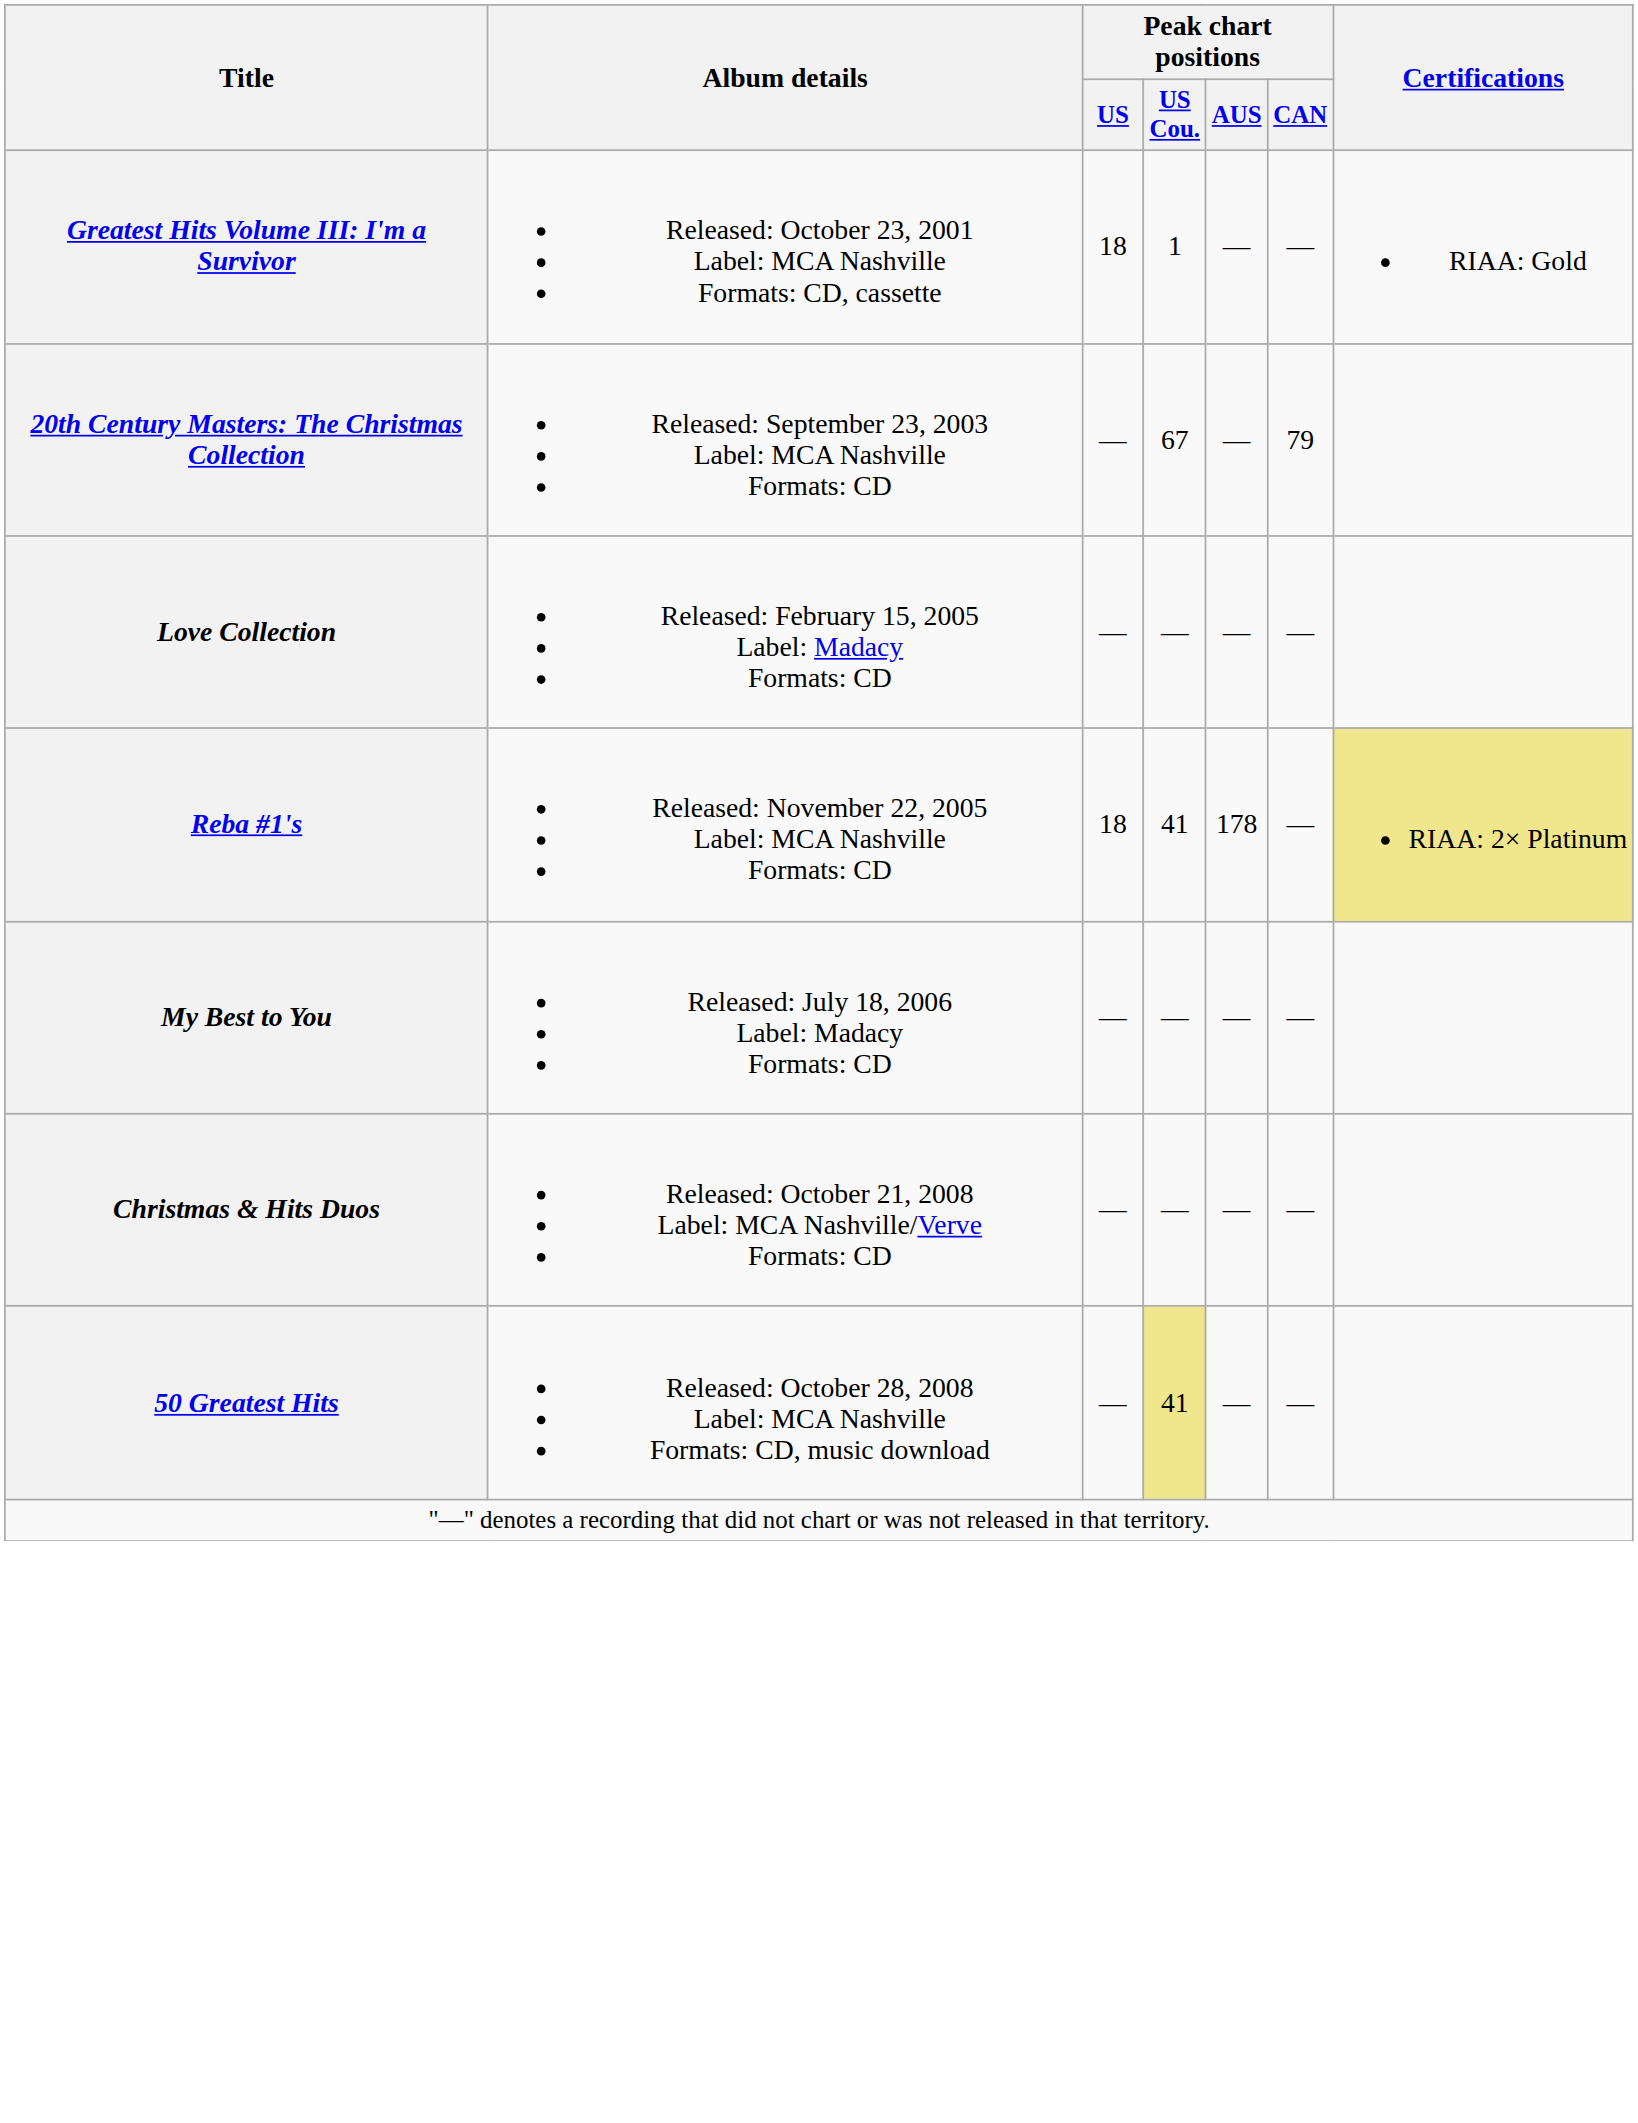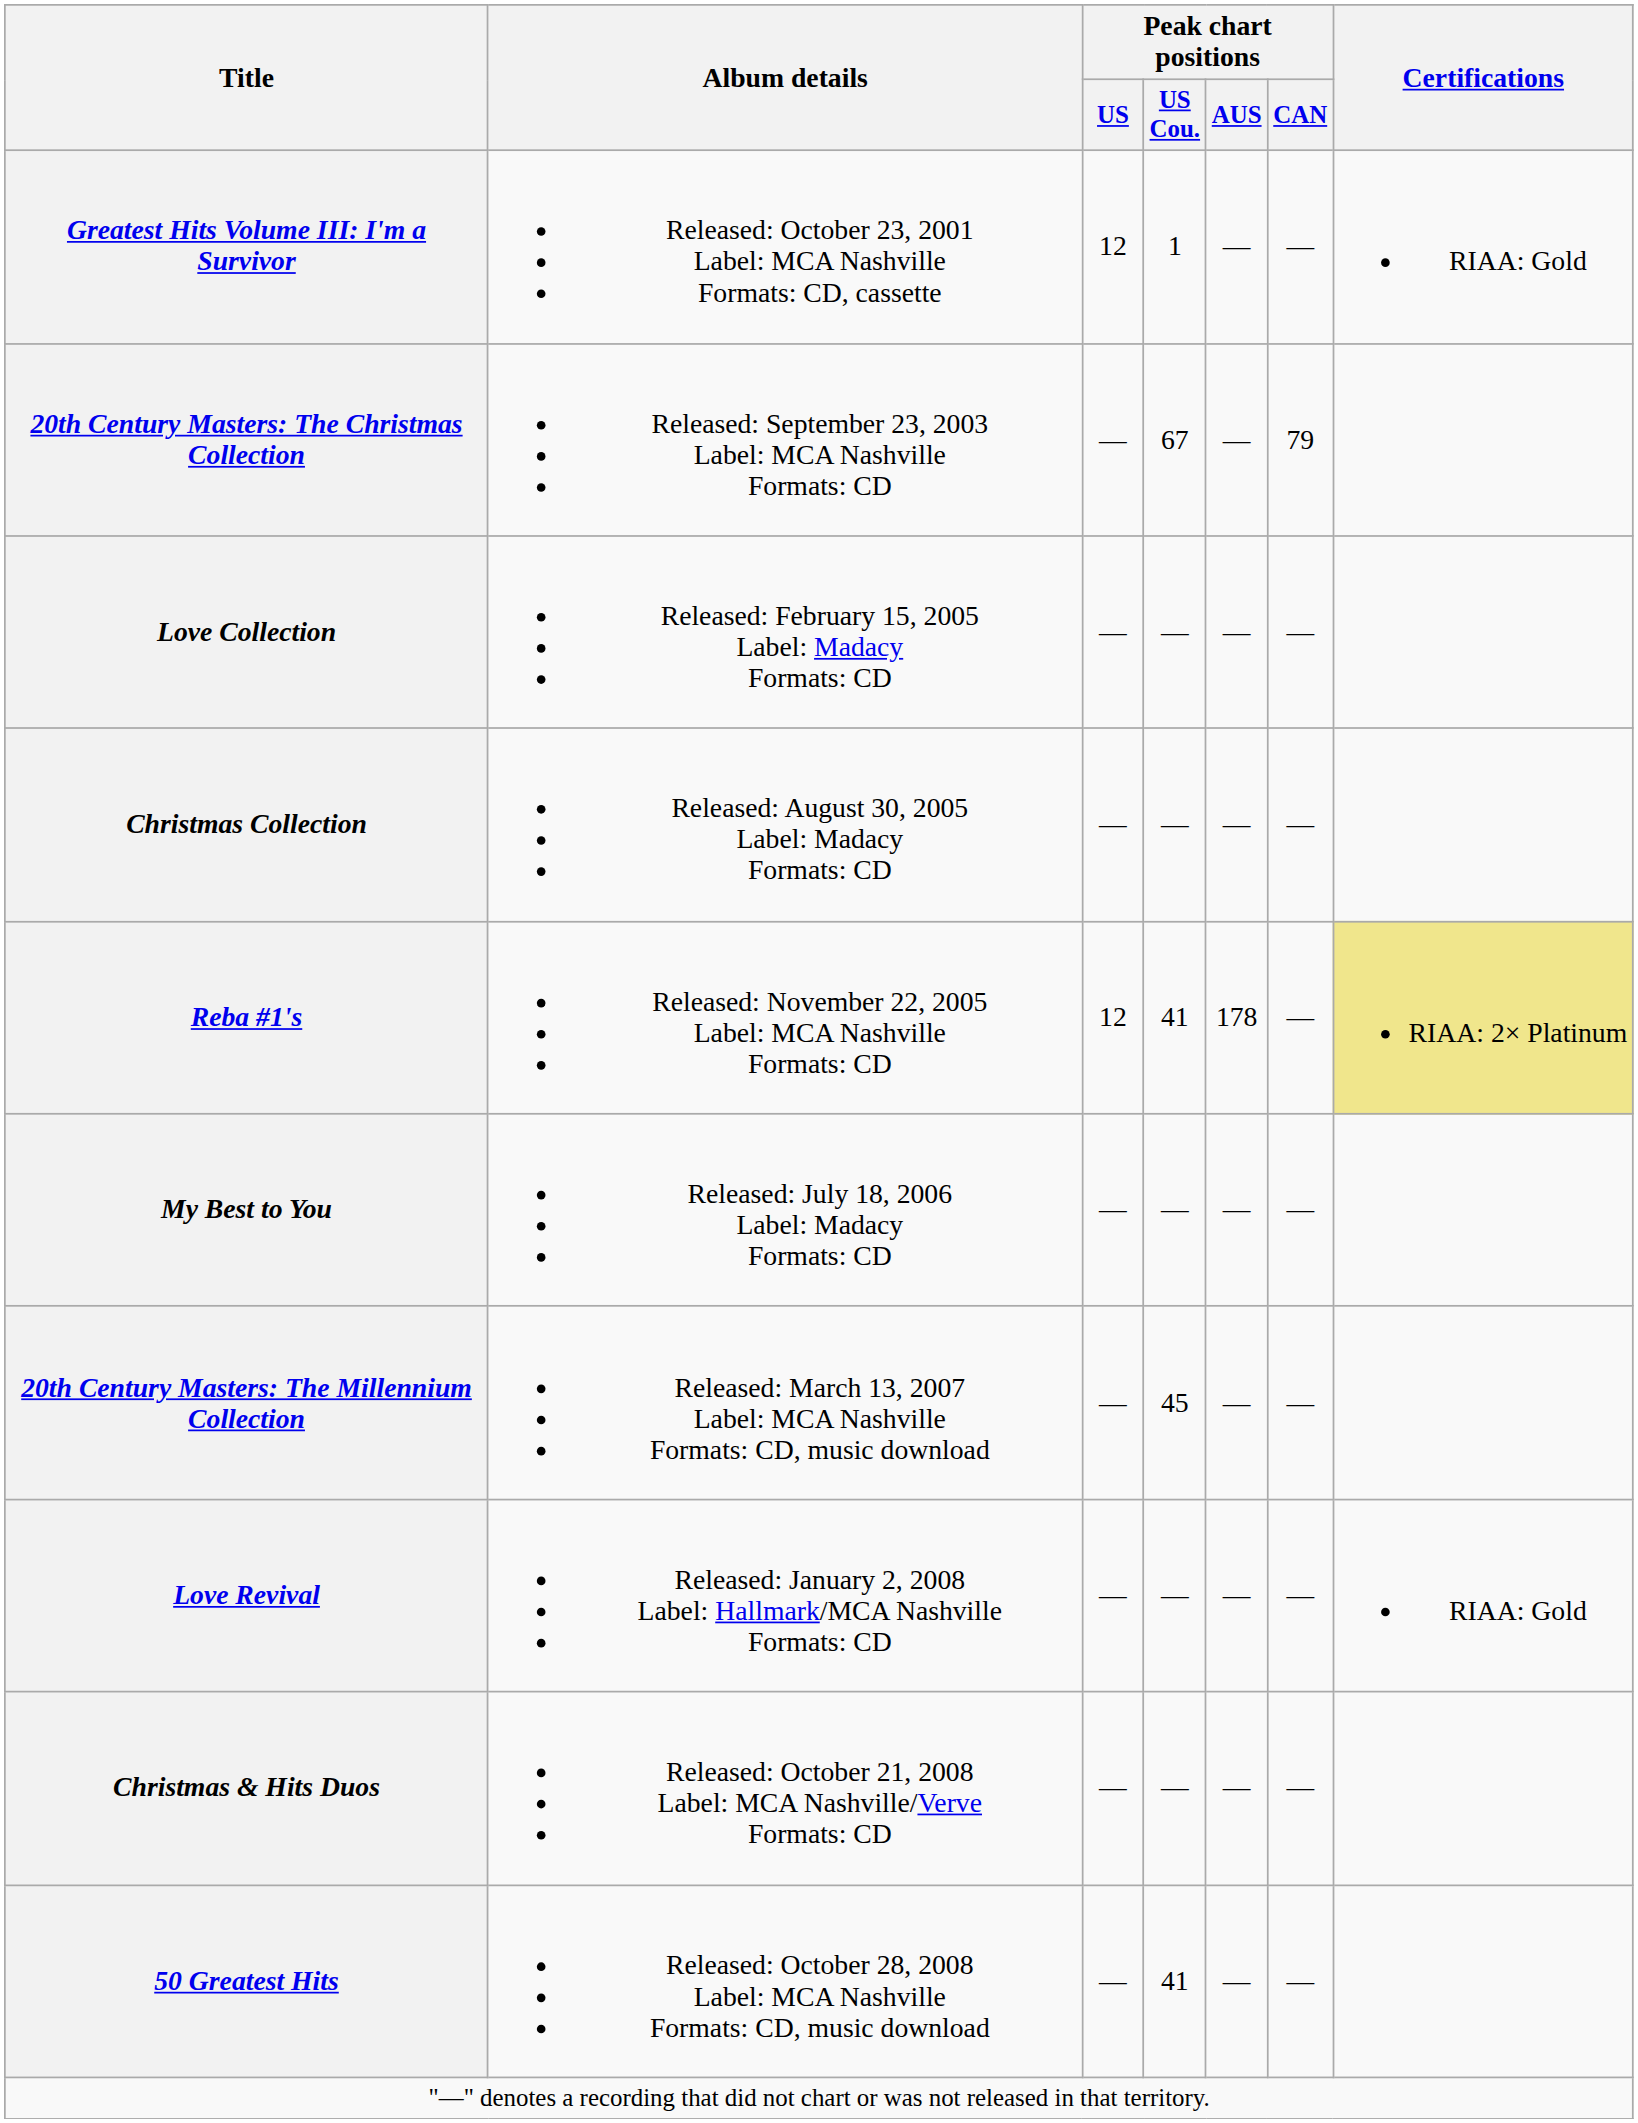(1113, 246) 18 -> (1113, 246) 12
+ row: (247, 824)
(1113, 824) 18 -> (1113, 1017) 12
+ row: (247, 1402)
+ row: (247, 1595)
(1175, 1402) khaki background -> (1175, 1980) no background
